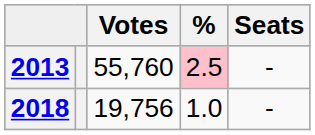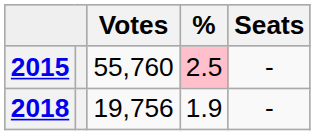(40, 66) 2013 -> (40, 66) 2015
(204, 108) 1.0 -> (204, 108) 1.9
